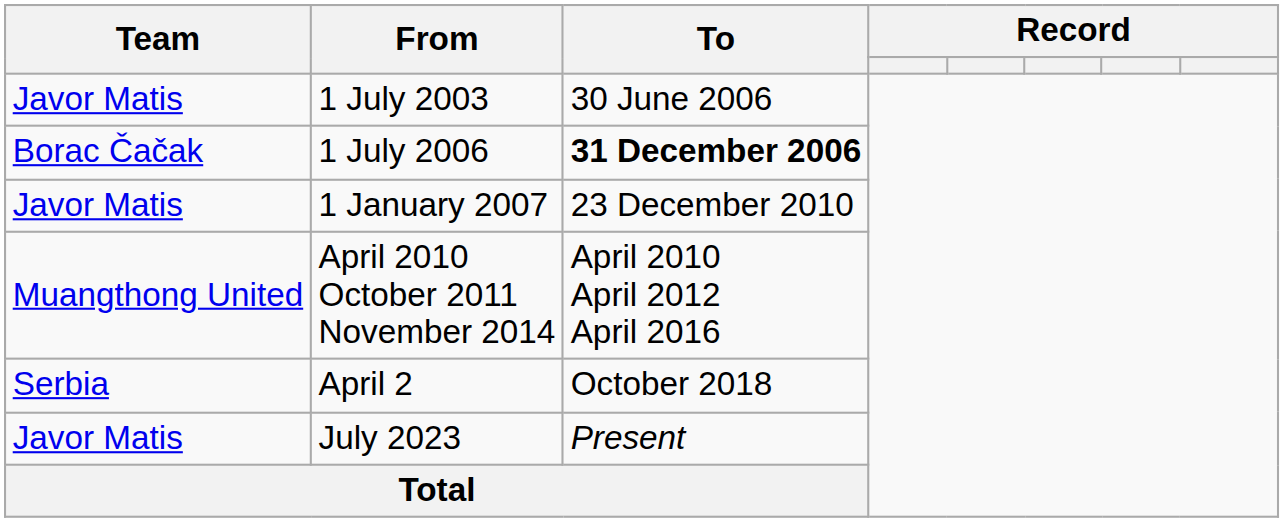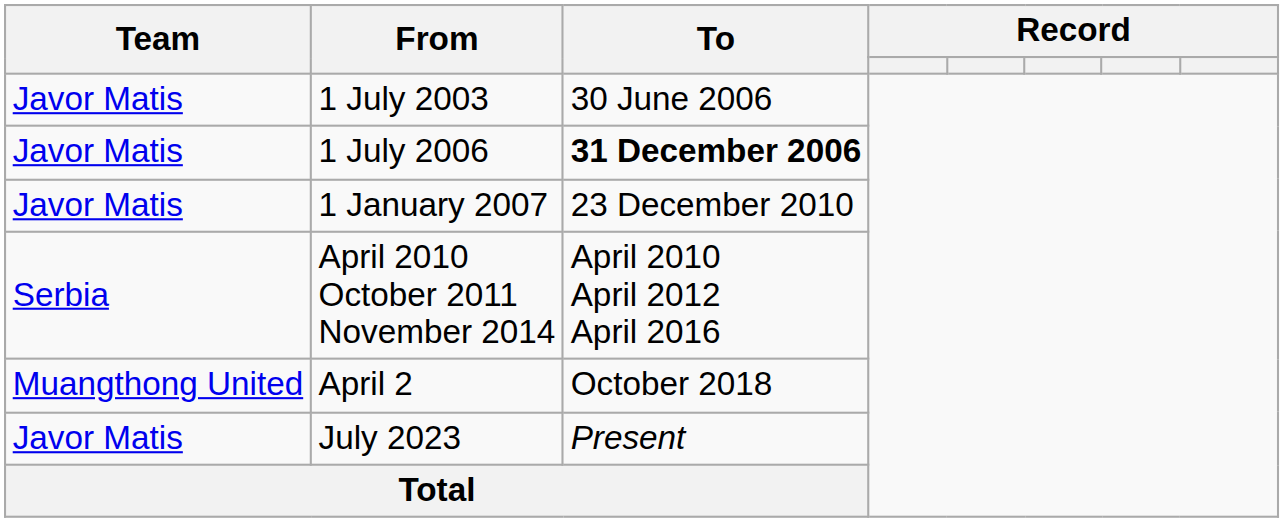(108, 151) Borac Čačak -> (98, 151) Javor Matis
(158, 294) Muangthong United -> (61, 294) Serbia
(61, 385) Serbia -> (158, 385) Muangthong United
